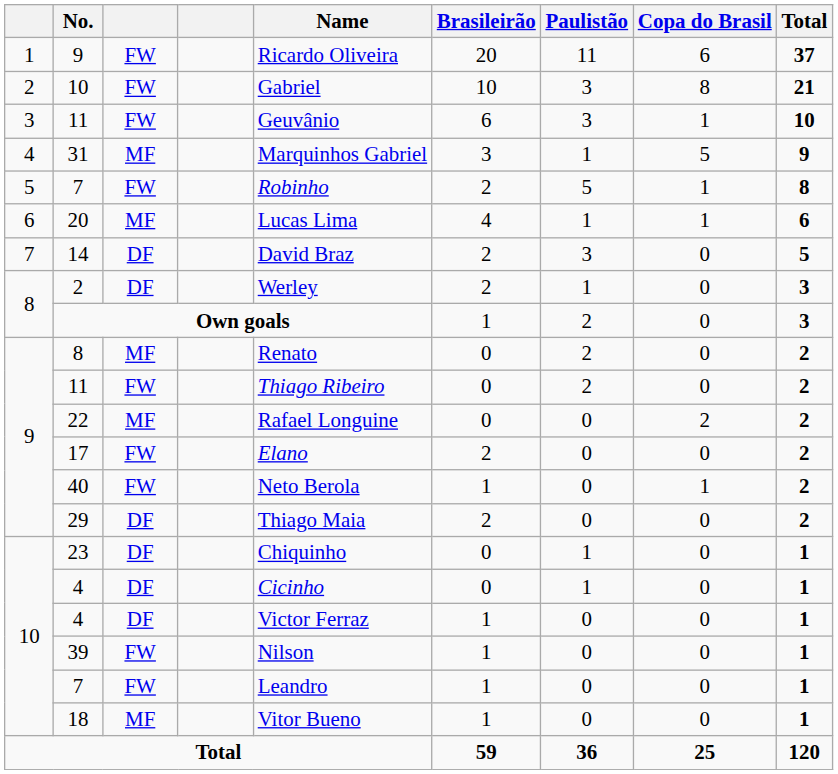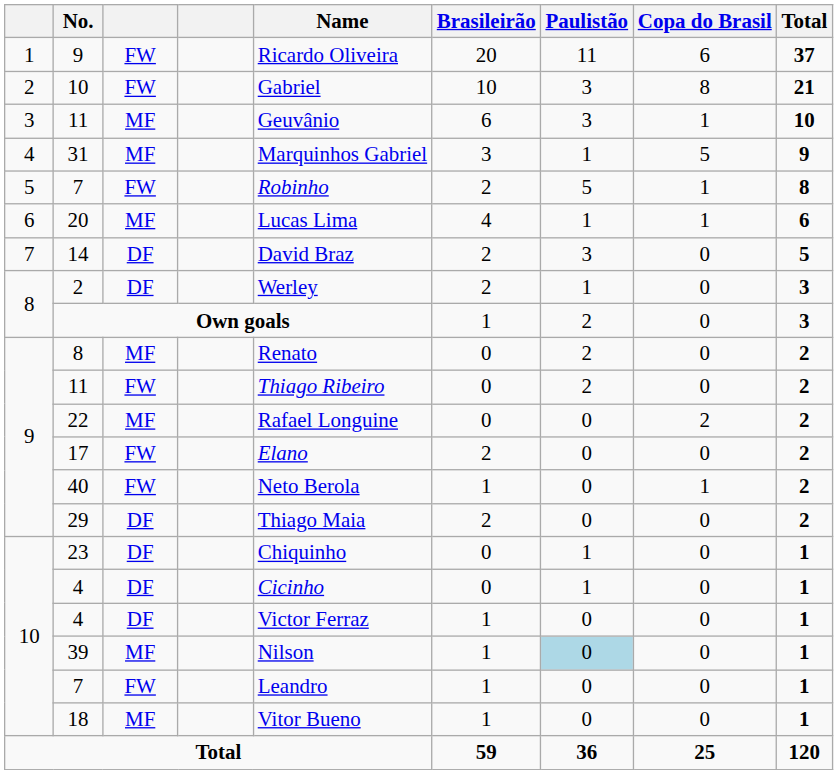(140, 120) FW -> (140, 120) MF
(140, 652) FW -> (140, 652) MF
(587, 652) no background -> (587, 652) lightblue background
